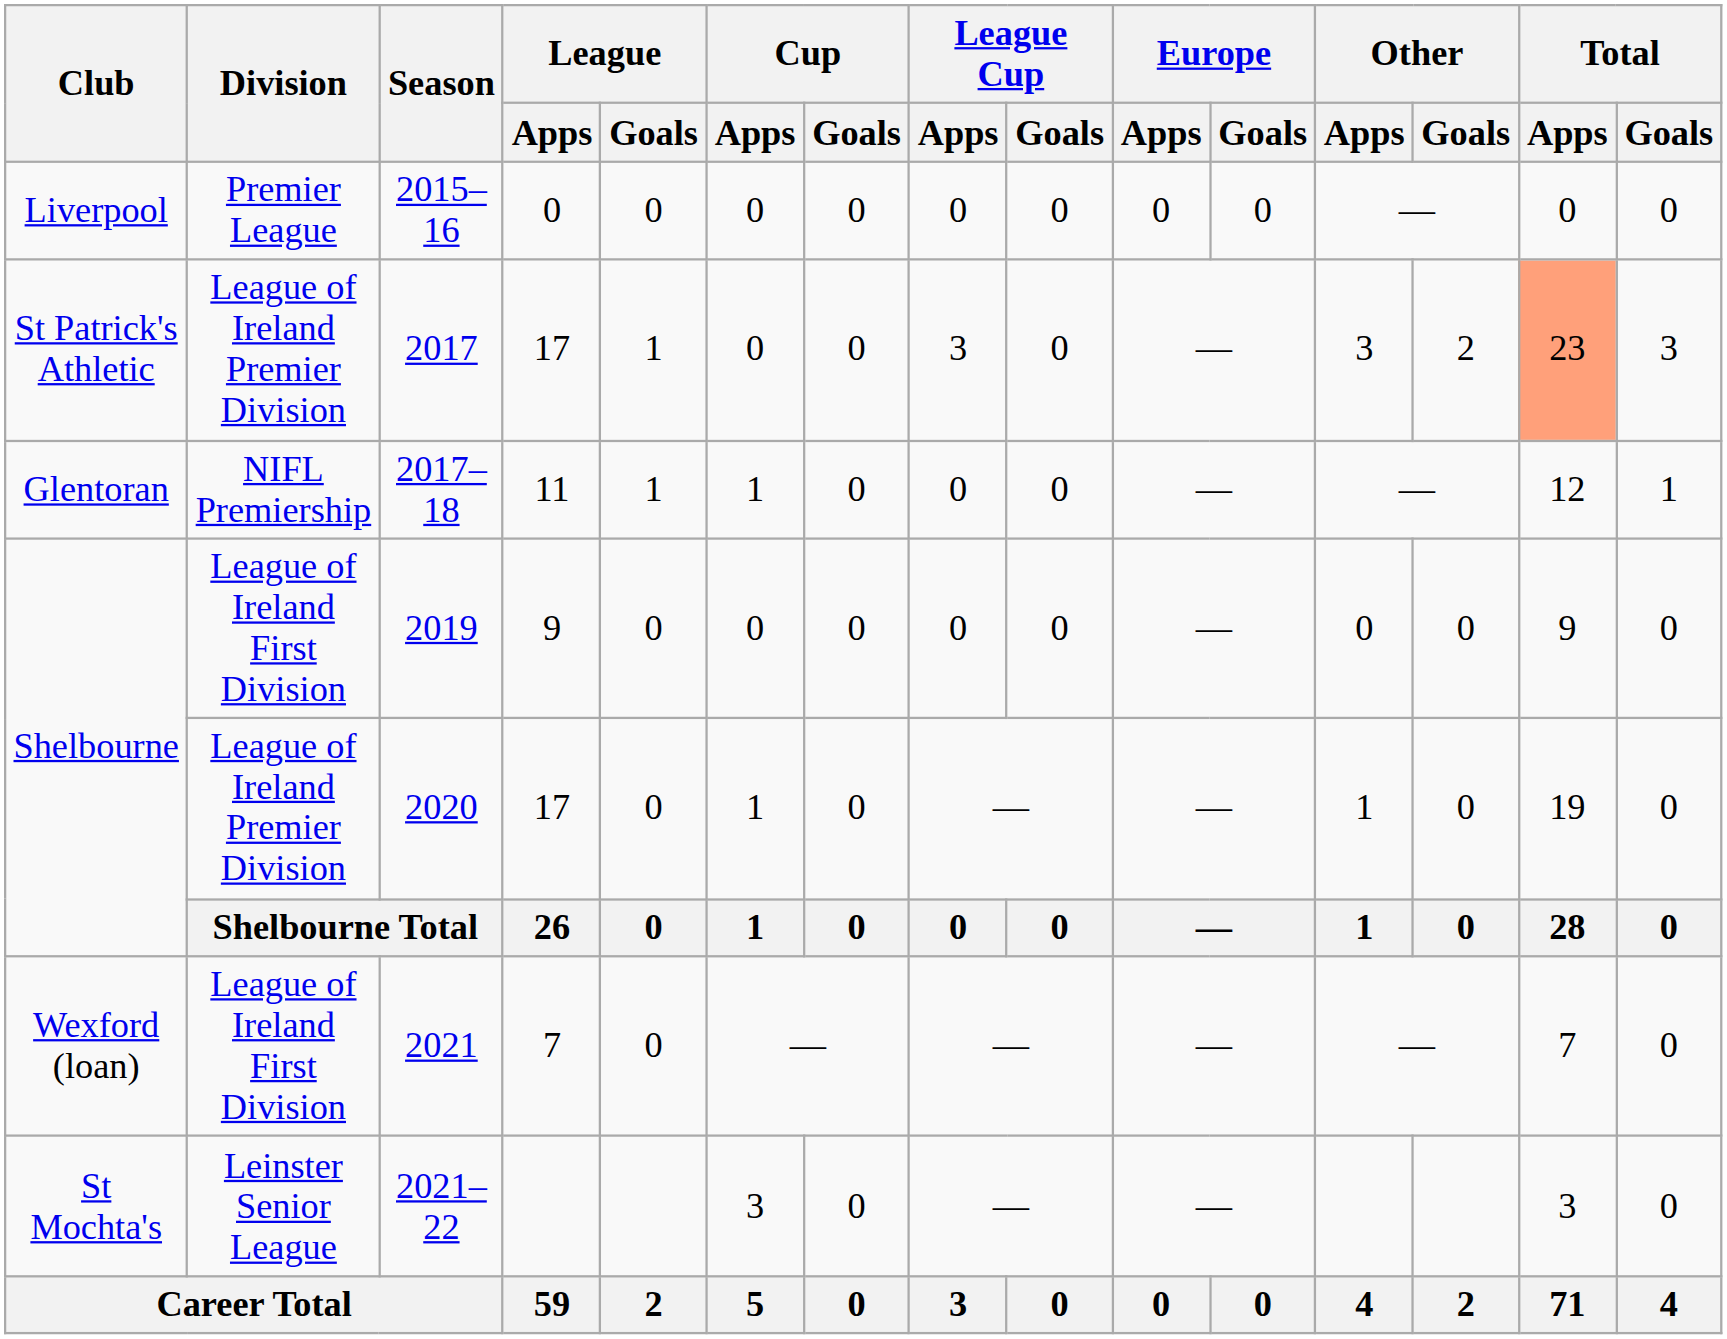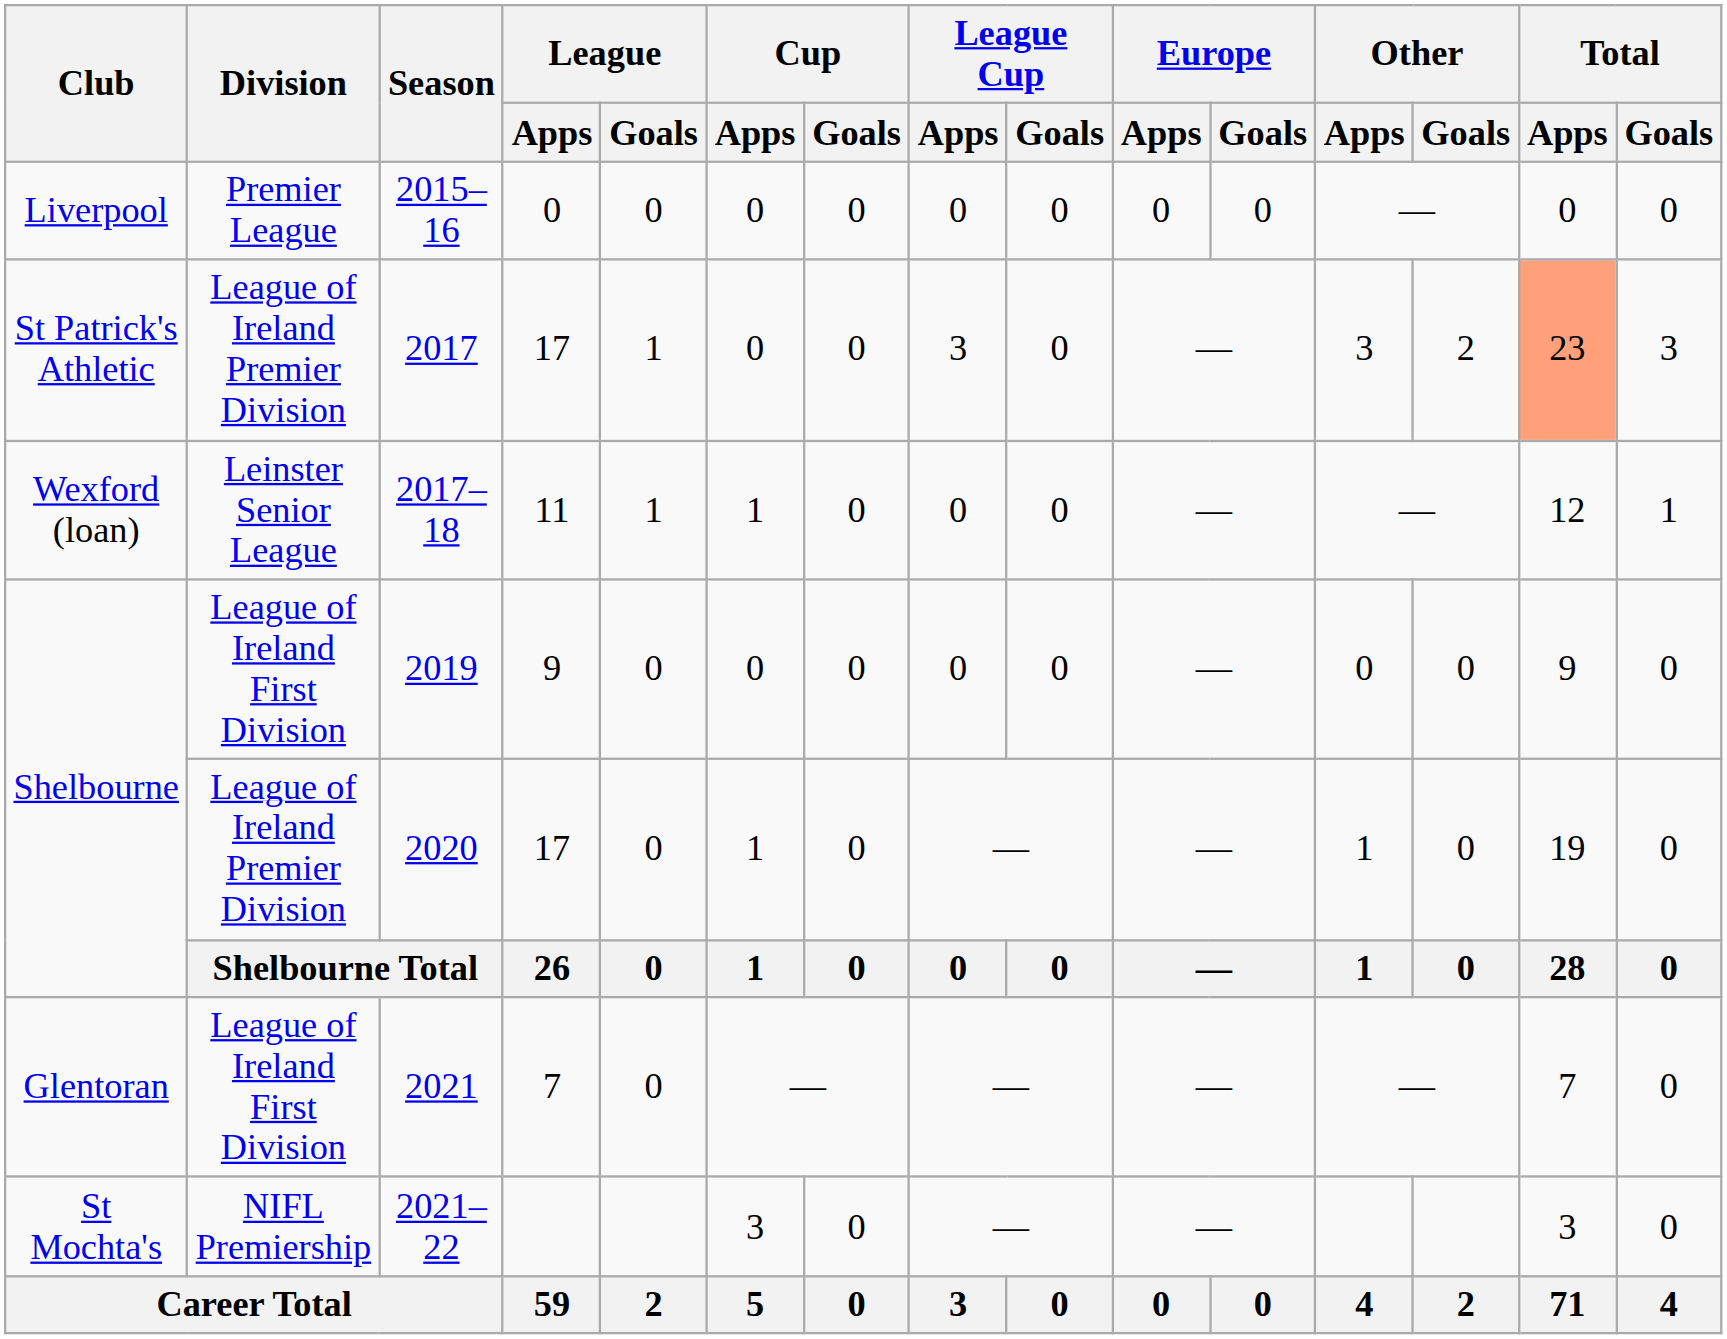(96, 488) Glentoran -> (96, 508) Wexford (loan)
(283, 488) NIFL Premiership -> (283, 508) Leinster Senior League
(96, 1045) Wexford (loan) -> (96, 1086) Glentoran
(283, 1205) Leinster Senior League -> (283, 1225) NIFL Premiership
